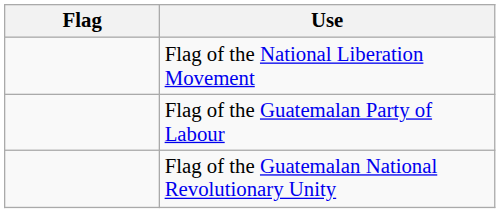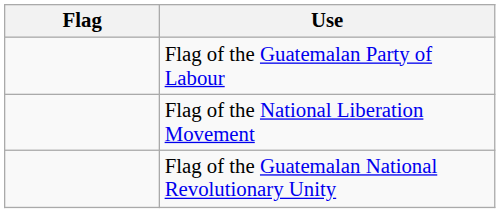rows swapped: (294, 65) <-> (298, 122)
